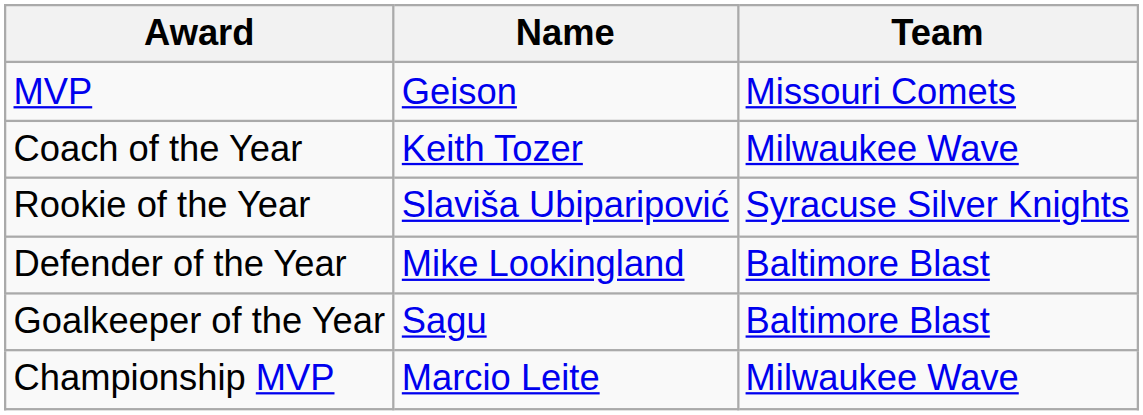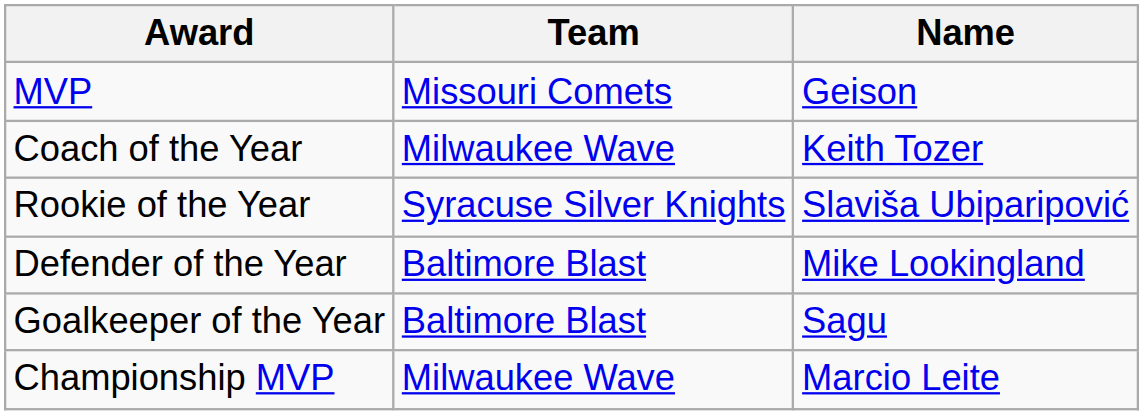columns swapped: (565, 33) <-> (937, 33)
